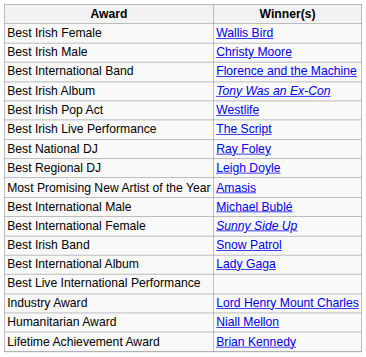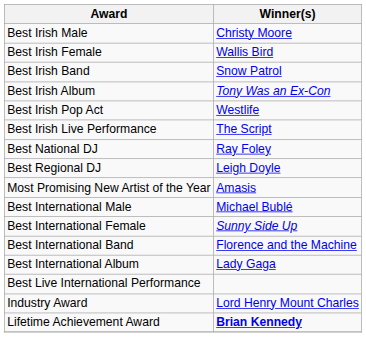rows swapped: (47, 52) <-> (54, 33)
rows swapped: (48, 245) <-> (70, 71)
- row: (62, 322)
(256, 341) normal -> (259, 322) bold
